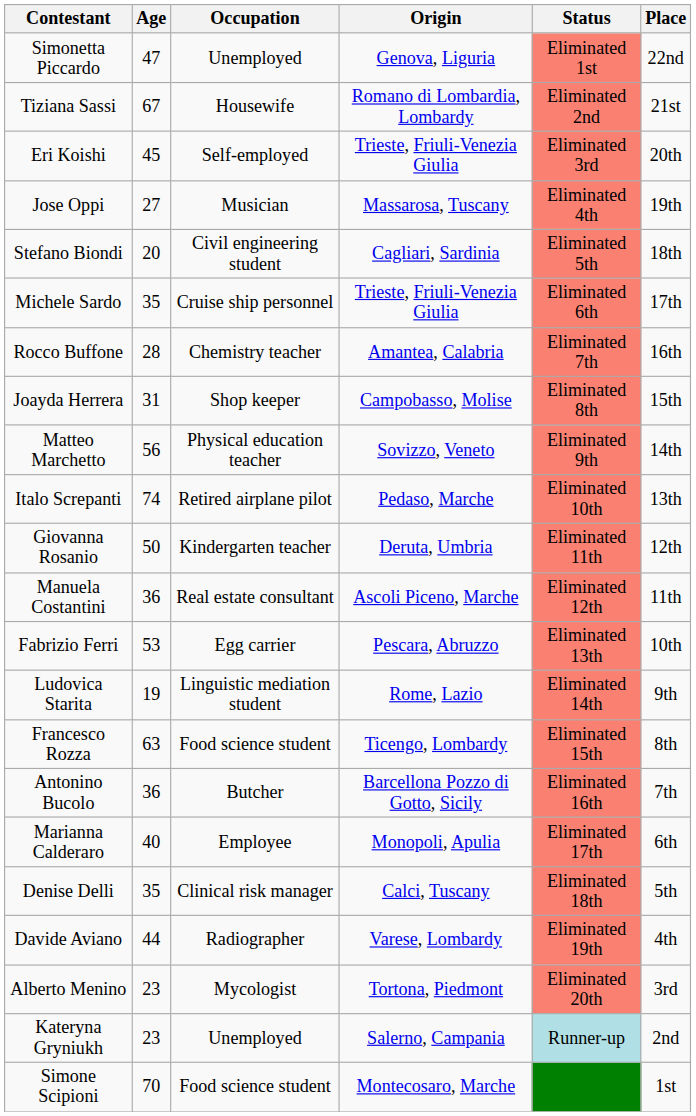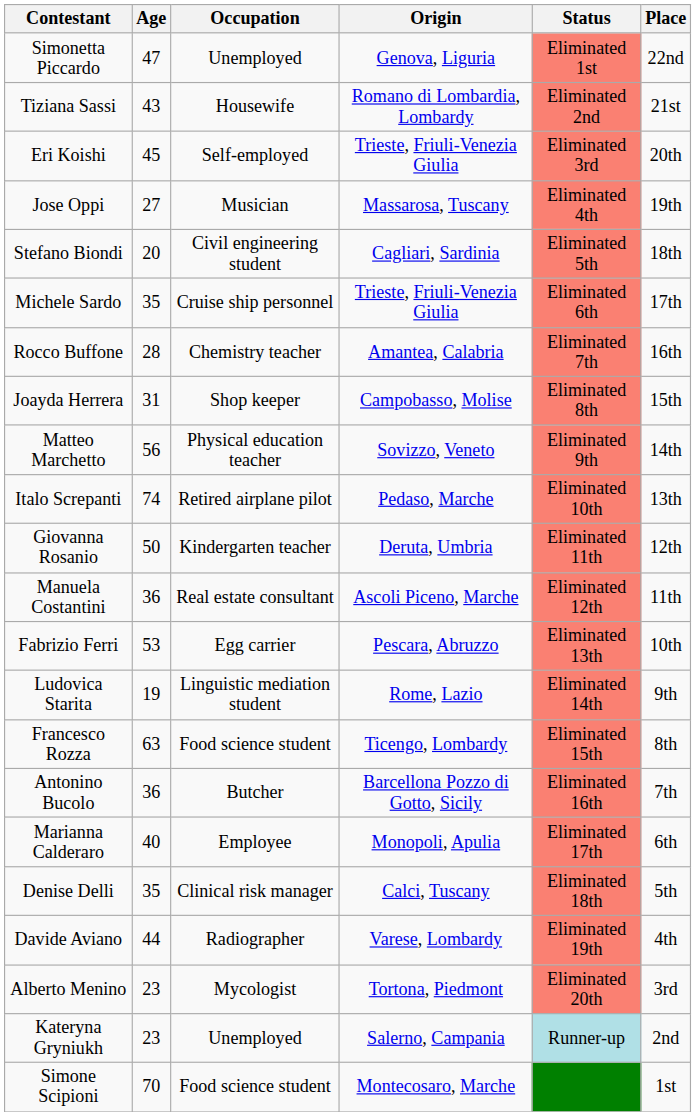(151, 106) 67 -> (151, 106) 43
